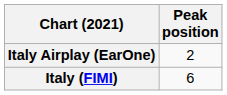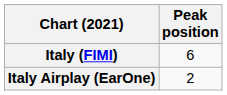rows swapped: (82, 78) <-> (82, 55)
